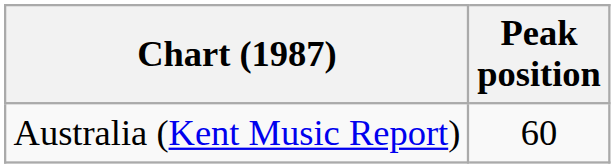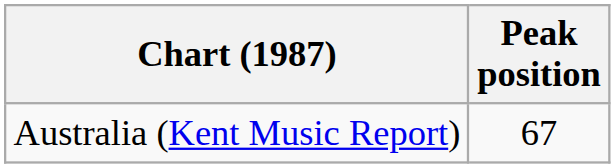(539, 132) 60 -> (539, 132) 67
